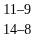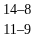rows swapped: (17, 29) <-> (17, 10)
